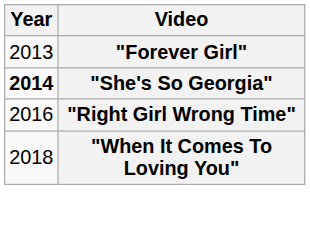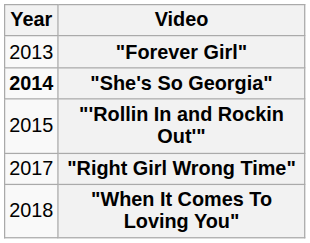+ row: (182, 125)
(31, 114) 2016 -> (31, 168) 2017
